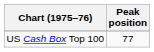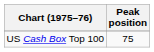(128, 39) 77 -> (128, 39) 75
